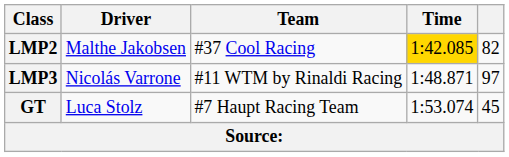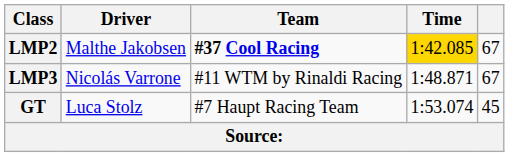(255, 48) normal -> (257, 48) bold
(491, 48) 82 -> (491, 48) 67
(491, 77) 97 -> (491, 77) 67
